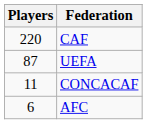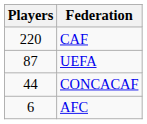(31, 84) 11 -> (31, 84) 44
